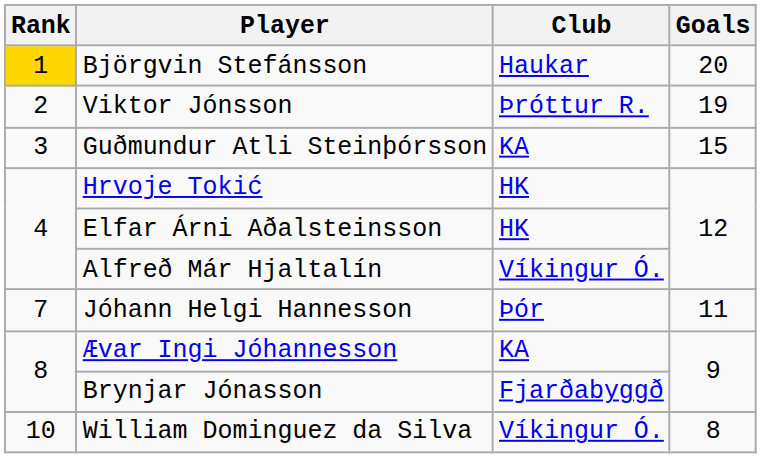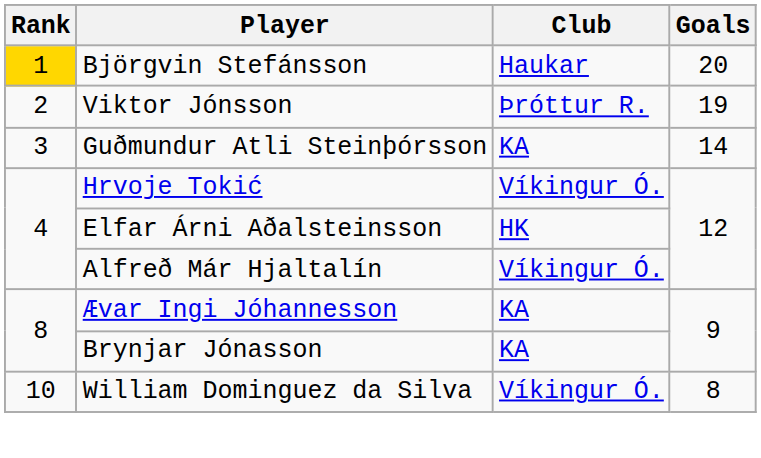(713, 147) 15 -> (713, 147) 14
(514, 188) HK -> (581, 188) Víkingur Ó.
- row: (247, 310)
(581, 391) Fjarðabyggð -> (514, 351) KA
